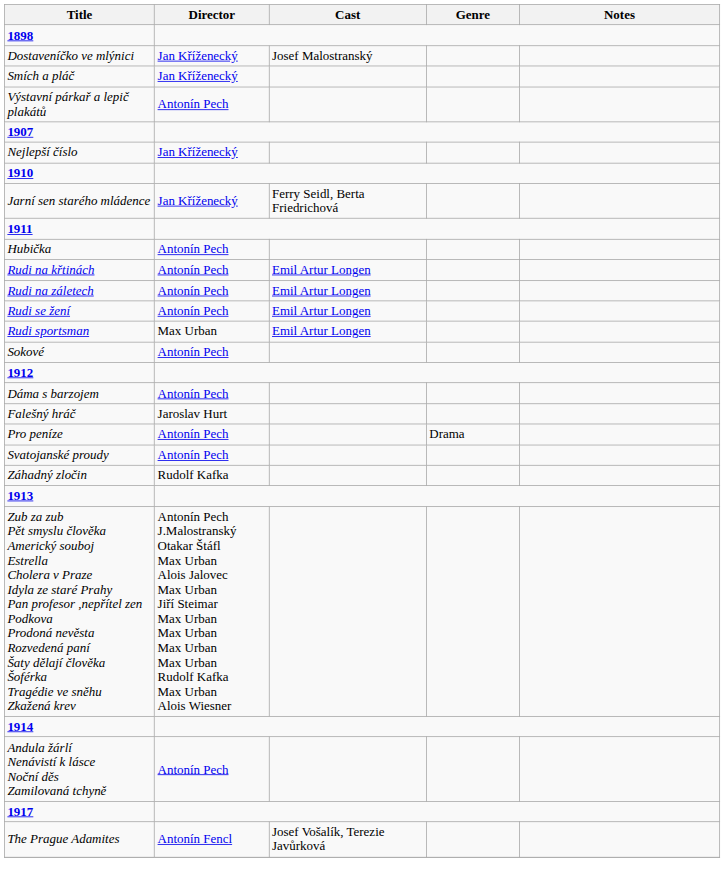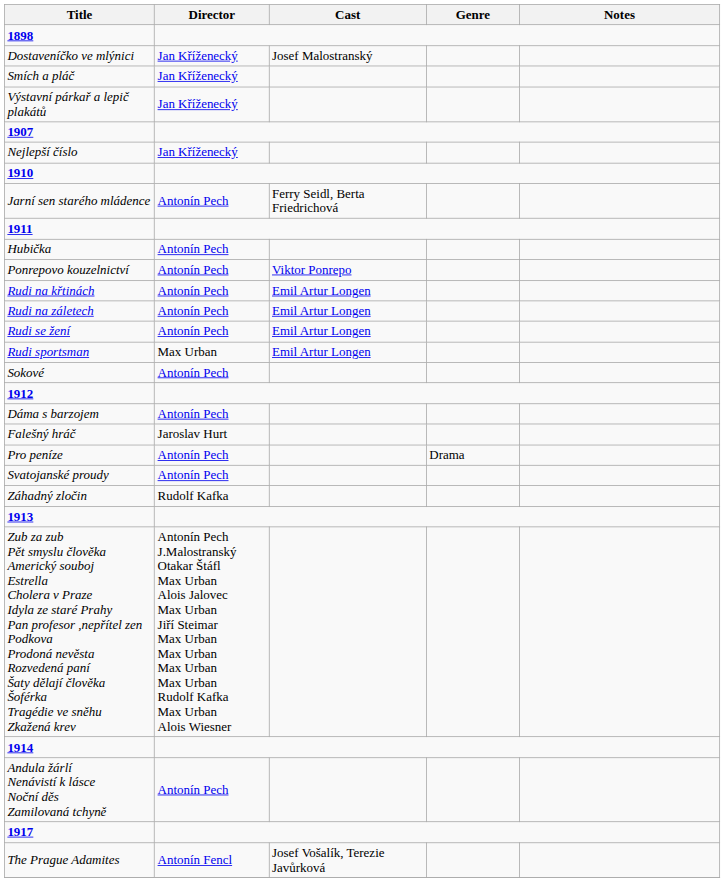(193, 104) Antonín Pech -> (198, 104) Jan Kříženecký
(198, 201) Jan Kříženecký -> (193, 201) Antonín Pech
+ row: (68, 270)
